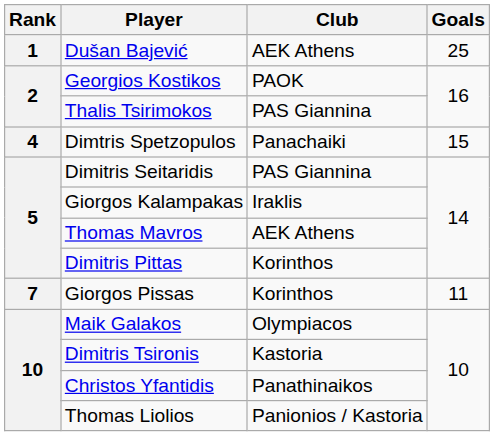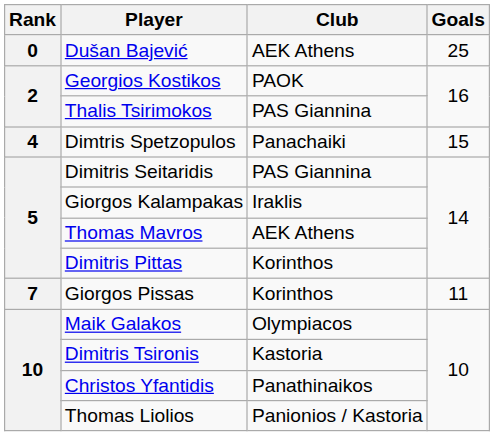(32, 50) 1 -> (32, 50) 0
